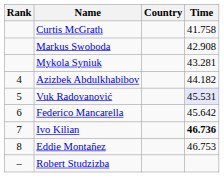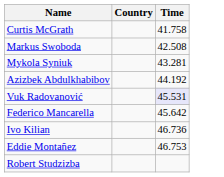- column: (19, 12)
(202, 46) 42.908 -> (172, 46) 42.508
(202, 79) 44.182 -> (172, 79) 44.192
(202, 130) bold -> (172, 130) normal
